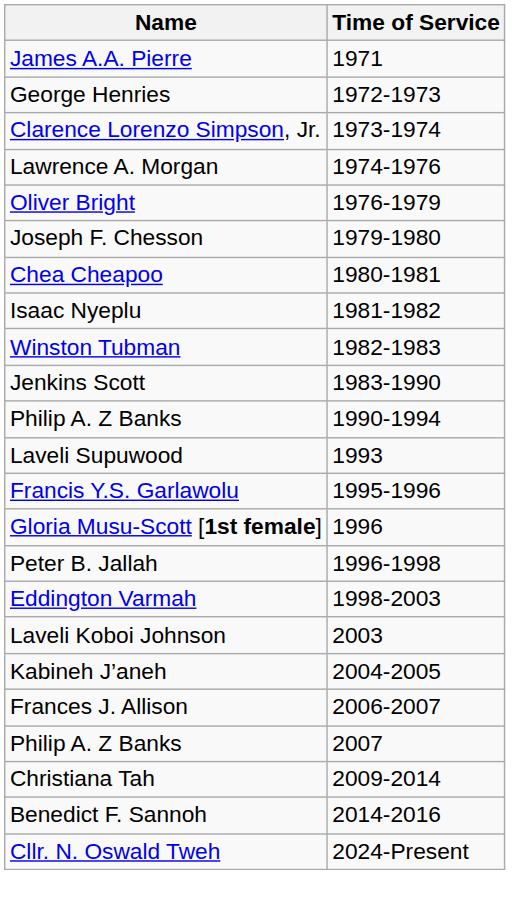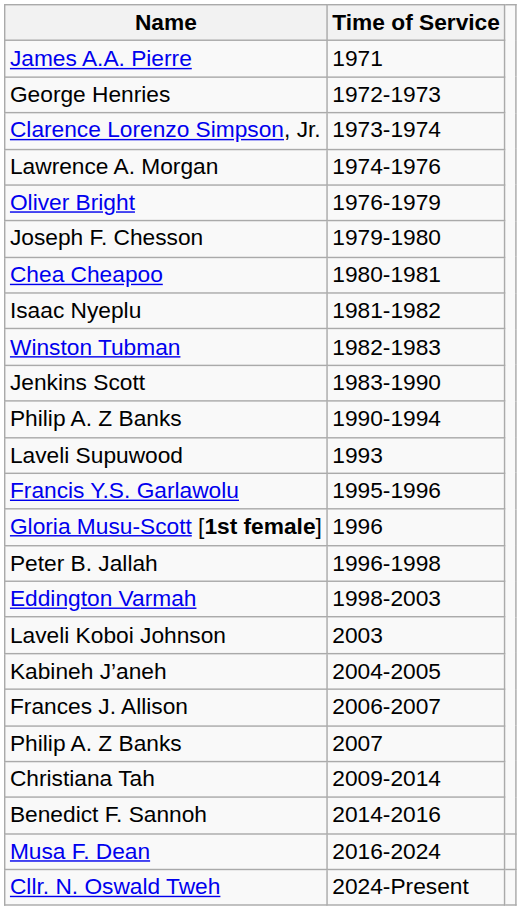+ row: (80, 851)
